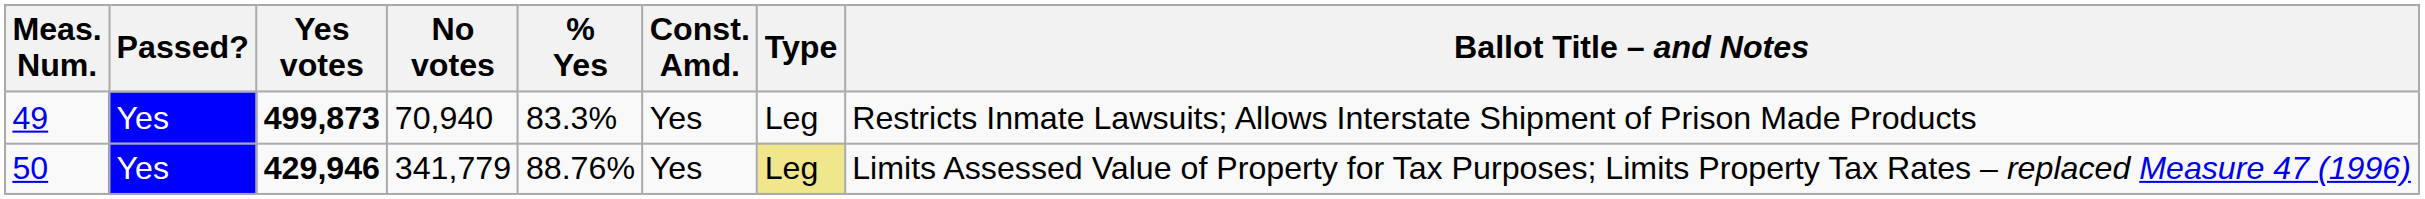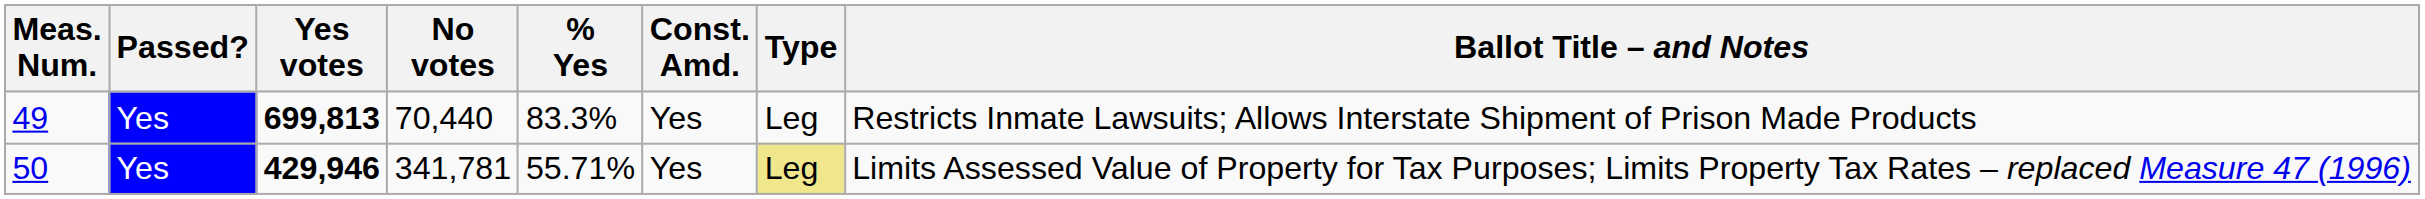(322, 117) 499,873 -> (322, 117) 699,813
(444, 117) 70,940 -> (444, 117) 70,440
(453, 168) 341,779 -> (453, 168) 341,781
(580, 168) 88.76% -> (580, 168) 55.71%
